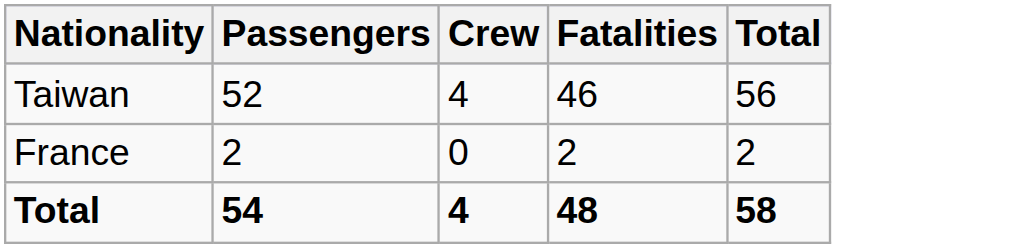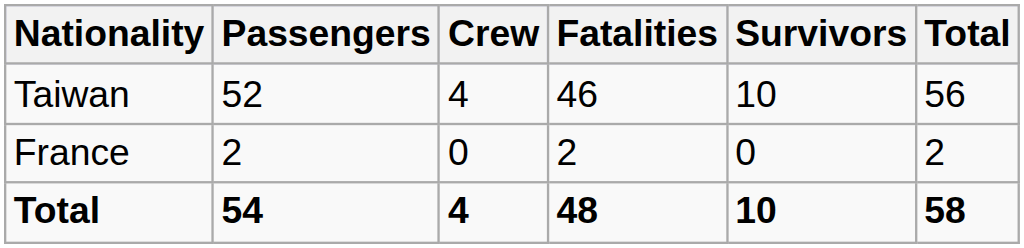+ column: (821, 34)
